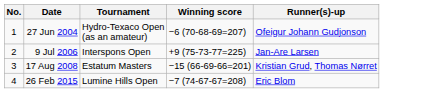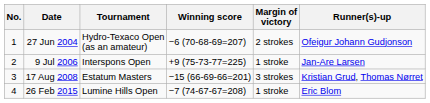+ column: (276, 17)
